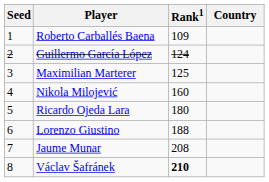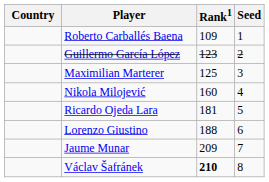columns swapped: (235, 15) <-> (19, 15)
(180, 54) 124 -> (208, 54) 123
(180, 110) 180 -> (208, 110) 181
(180, 148) 208 -> (208, 148) 209
